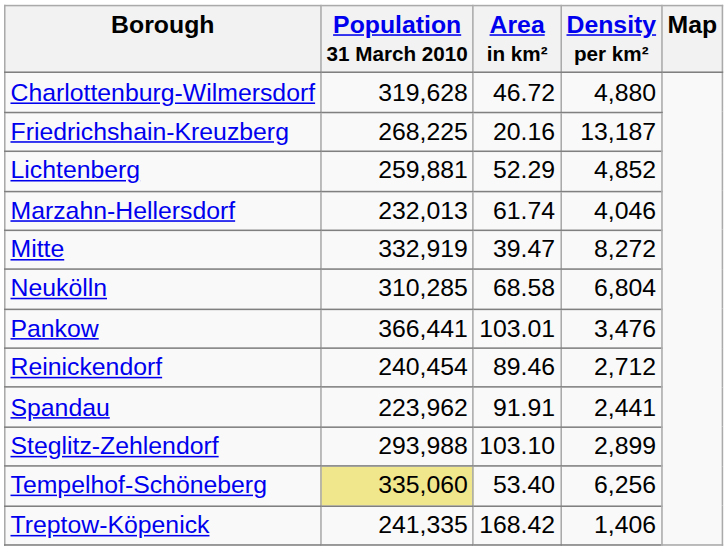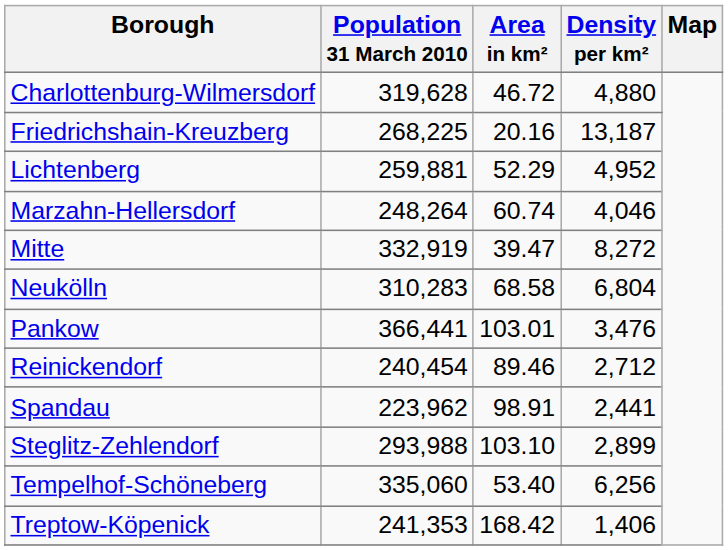(625, 170) 4,852 -> (625, 170) 4,952
(423, 210) 232,013 -> (423, 210) 248,264
(524, 210) 61.74 -> (524, 210) 60.74
(423, 288) 310,285 -> (423, 288) 310,283
(524, 406) 91.91 -> (524, 406) 98.91
(423, 485) khaki background -> (423, 485) no background
(423, 524) 241,335 -> (423, 524) 241,353
